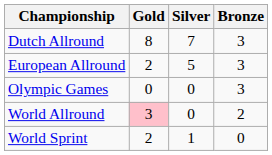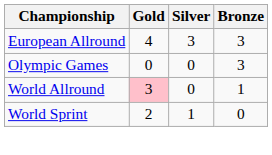- row: (56, 41)
(149, 65) 2 -> (149, 41) 4
(191, 65) 5 -> (191, 41) 3
(241, 114) 2 -> (241, 89) 1
